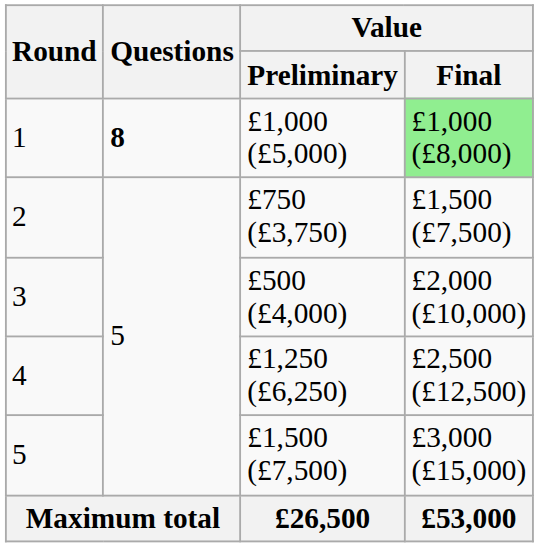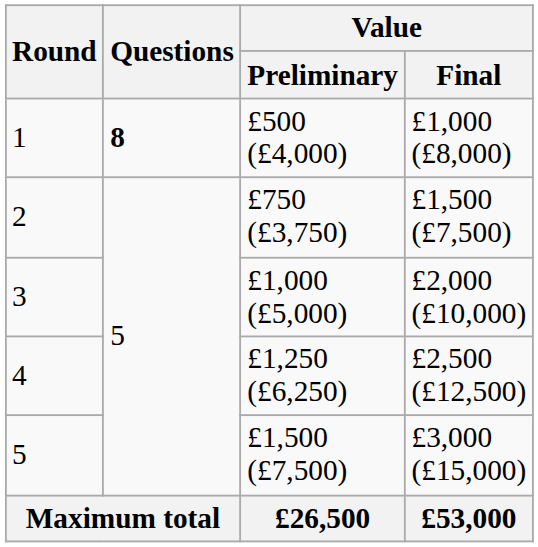(297, 137) £1,000 (£5,000) -> (297, 137) £500 (£4,000)
(462, 137) lightgreen background -> (462, 137) no background
(297, 296) £500 (£4,000) -> (297, 296) £1,000 (£5,000)
